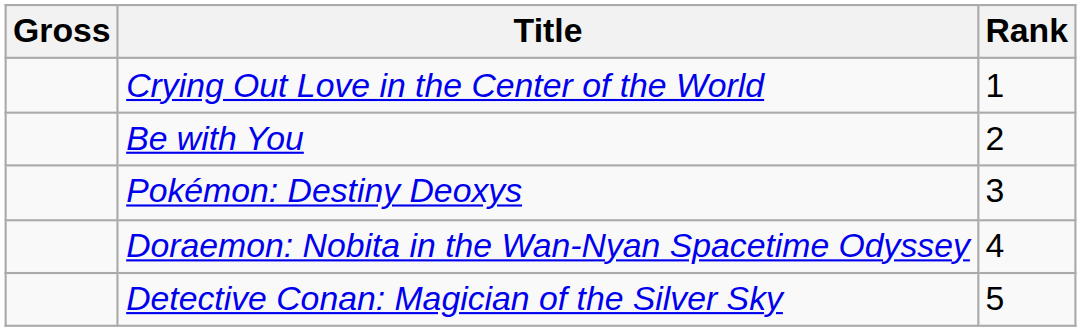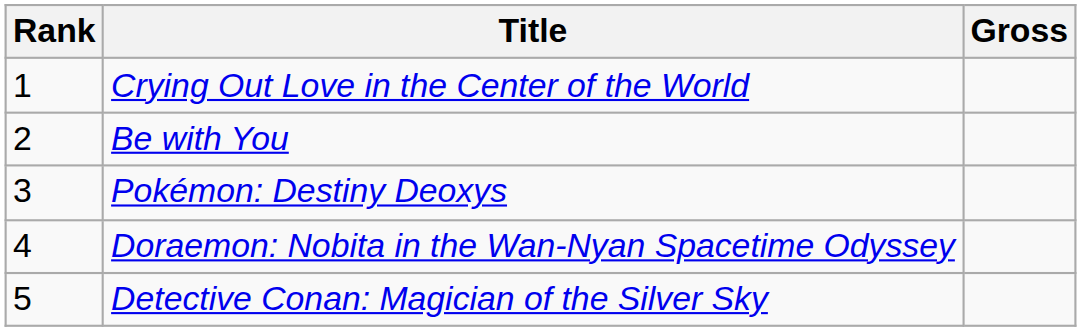columns swapped: (1027, 31) <-> (62, 31)
